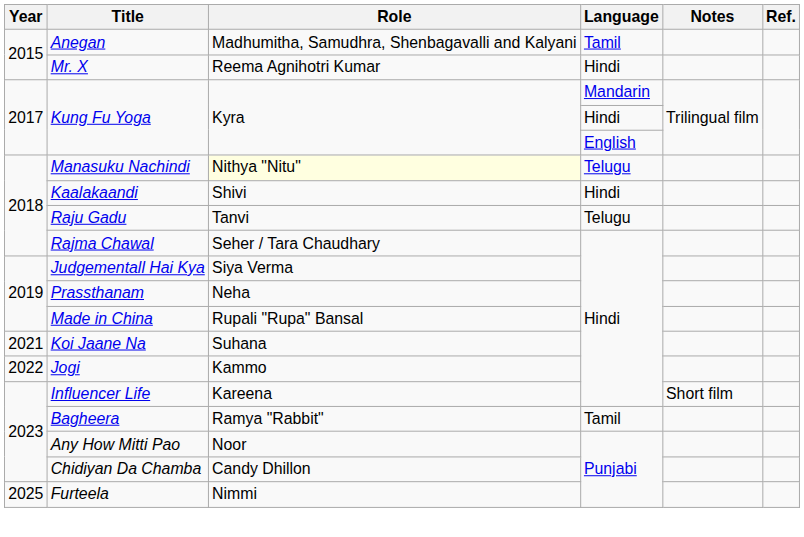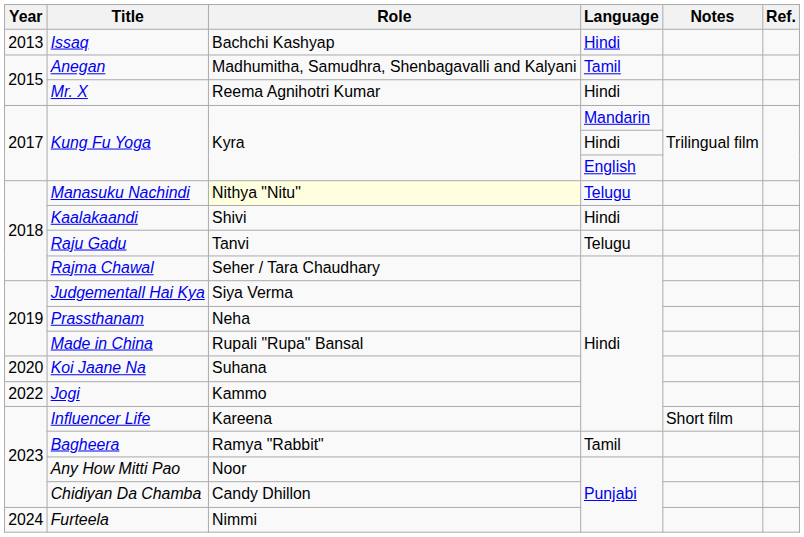+ row: (70, 42)
(26, 343) 2021 -> (26, 368) 2020
(26, 494) 2025 -> (26, 519) 2024
